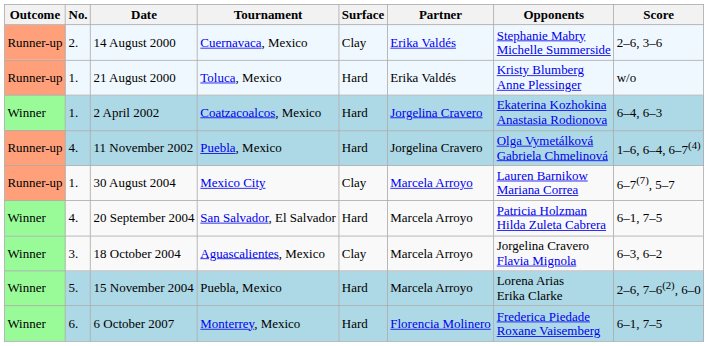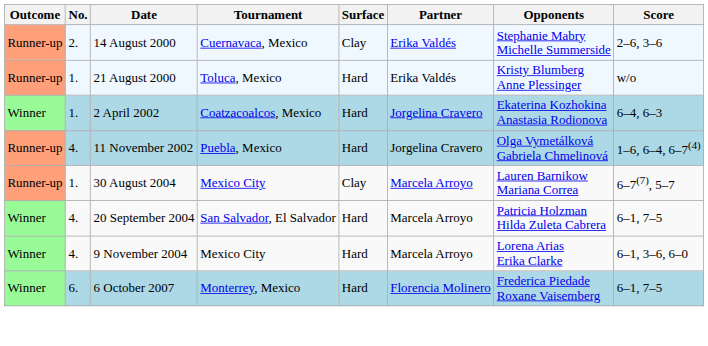- row: (137, 253)
+ row: (140, 253)
- row: (144, 288)
